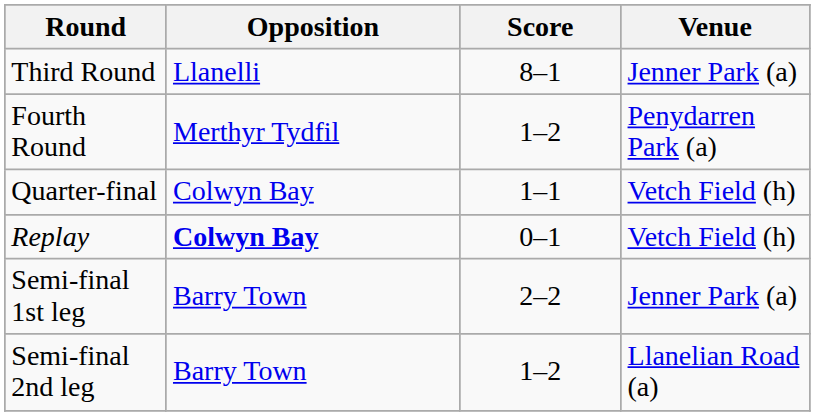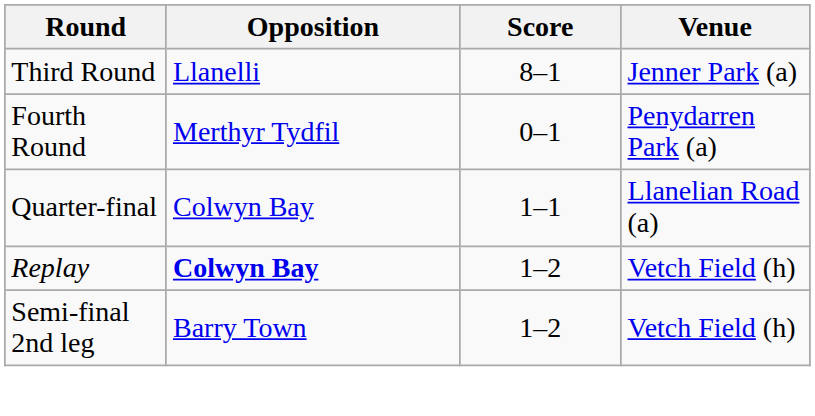(540, 131) 1–2 -> (540, 131) 0–1
(712, 191) Vetch Field (h) -> (713, 207) Llanelian Road (a)
(540, 235) 0–1 -> (540, 267) 1–2
- row: (70, 295)
(713, 371) Llanelian Road (a) -> (712, 327) Vetch Field (h)
